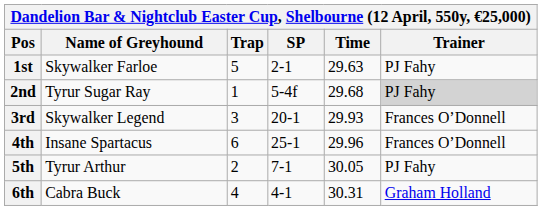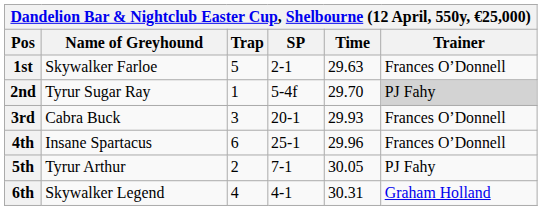(410, 67) PJ Fahy -> (445, 67) Frances O’Donnell
(346, 92) 29.68 -> (346, 92) 29.70
(105, 117) Skywalker Legend -> (83, 117) Cabra Buck
(83, 192) Cabra Buck -> (105, 192) Skywalker Legend
